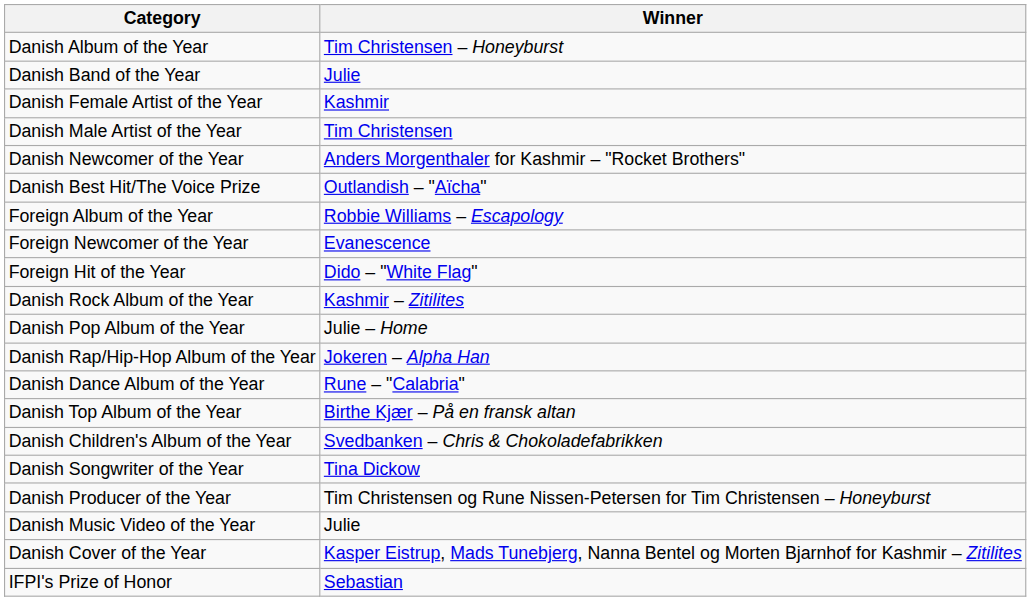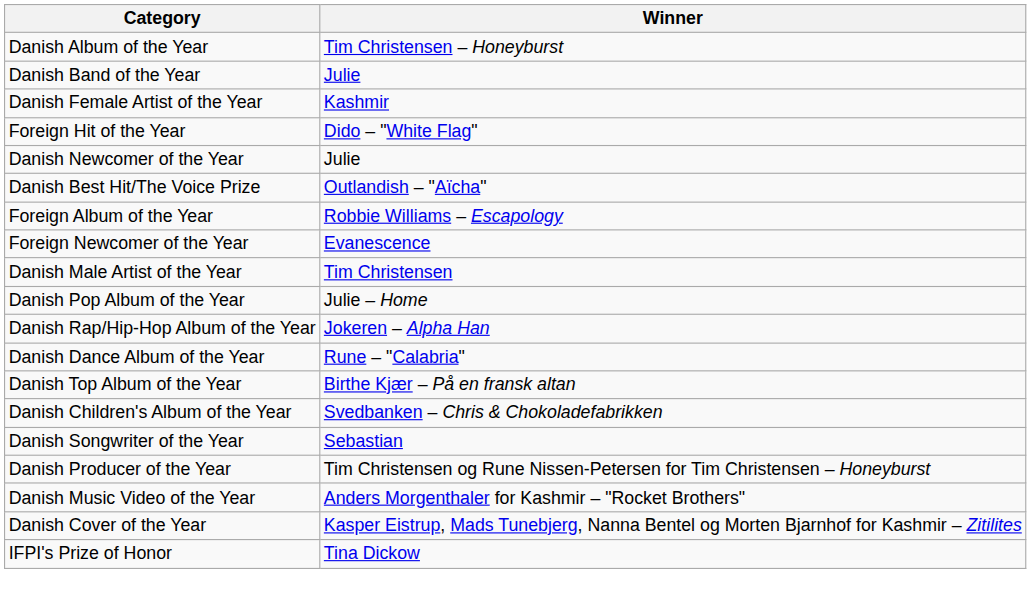rows swapped: (125, 131) <-> (97, 272)
(535, 159) Anders Morgenthaler for Kashmir – "Rocket Brothers" -> (342, 159) Julie
- row: (131, 300)
(372, 469) Tina Dickow -> (363, 441) Sebastian
(342, 525) Julie -> (535, 497) Anders Morgenthaler for Kashmir – "Rocket Brothers"
(363, 581) Sebastian -> (372, 553) Tina Dickow
